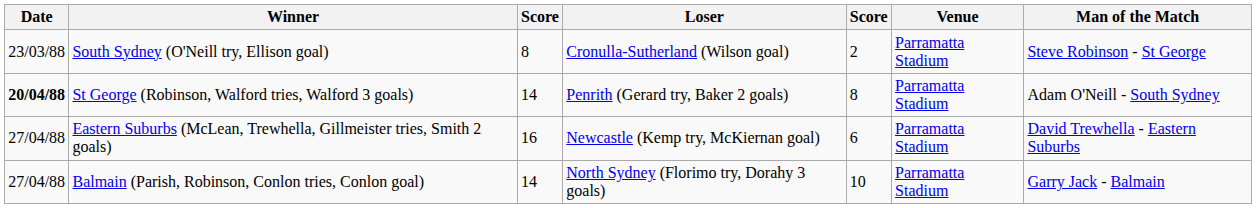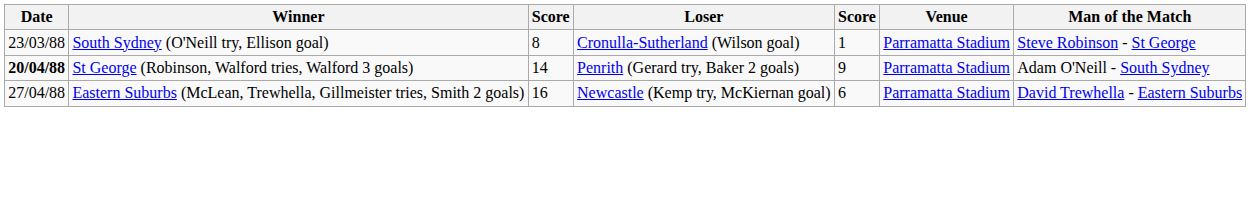(854, 51) 2 -> (842, 42) 1
(854, 94) 8 -> (842, 67) 9
- row: (248, 181)
